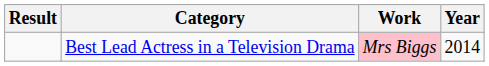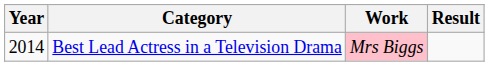columns swapped: (462, 18) <-> (33, 18)
